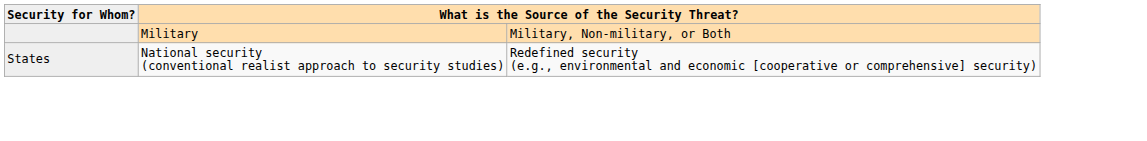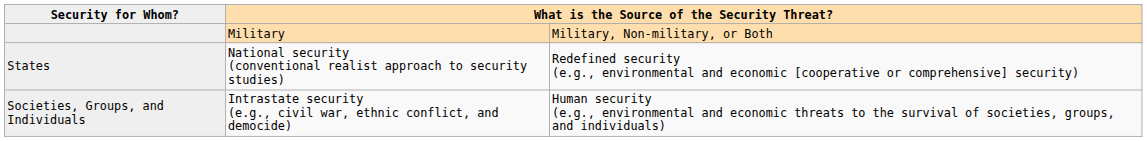+ row: (86, 113)
